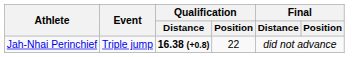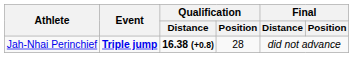(128, 45) normal -> (130, 45) bold
(234, 45) 22 -> (238, 45) 28
